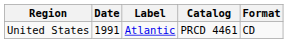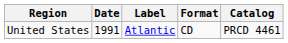columns swapped: (262, 13) <-> (209, 13)
